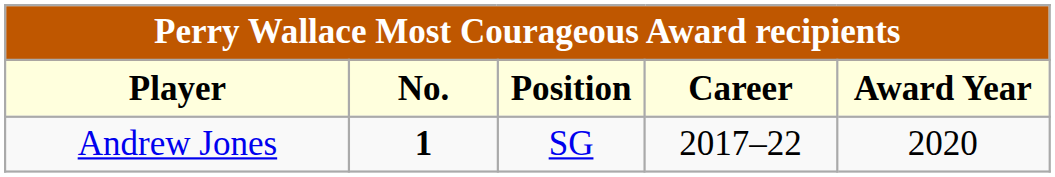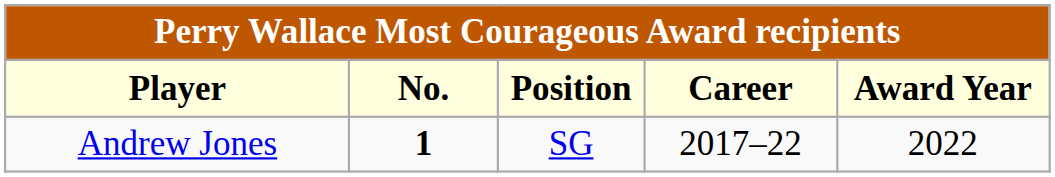(943, 143) 2020 -> (943, 143) 2022
